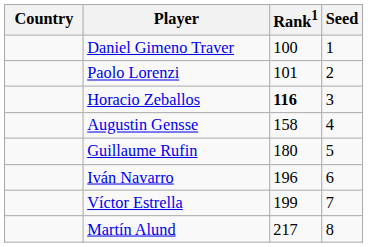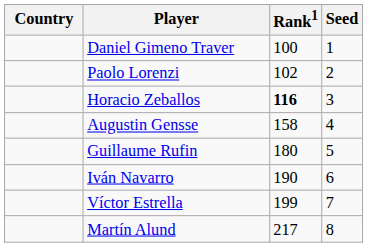(285, 73) 101 -> (285, 73) 102
(285, 177) 196 -> (285, 177) 190
